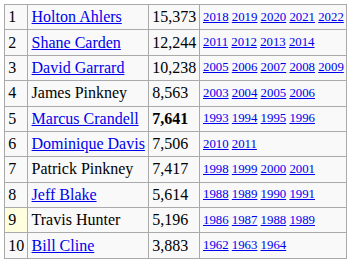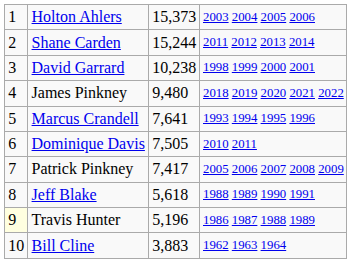(273, 17) 2018 2019 2020 2021 2022 -> (259, 17) 2003 2004 2005 2006
(174, 42) 12,244 -> (174, 42) 15,244
(273, 67) 2005 2006 2007 2008 2009 -> (259, 67) 1998 1999 2000 2001
(170, 93) 8,563 -> (170, 93) 9,480
(259, 93) 2003 2004 2005 2006 -> (273, 93) 2018 2019 2020 2021 2022
(170, 118) bold -> (170, 118) normal
(170, 144) 7,506 -> (170, 144) 7,505
(259, 169) 1998 1999 2000 2001 -> (273, 169) 2005 2006 2007 2008 2009
(170, 194) 5,614 -> (170, 194) 5,618
